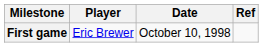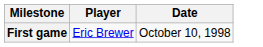- column: (246, 13)
